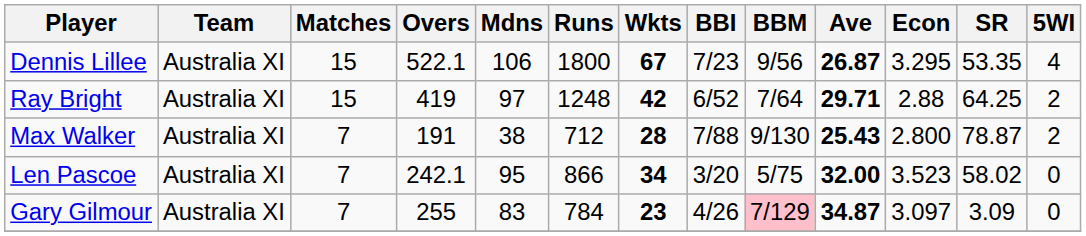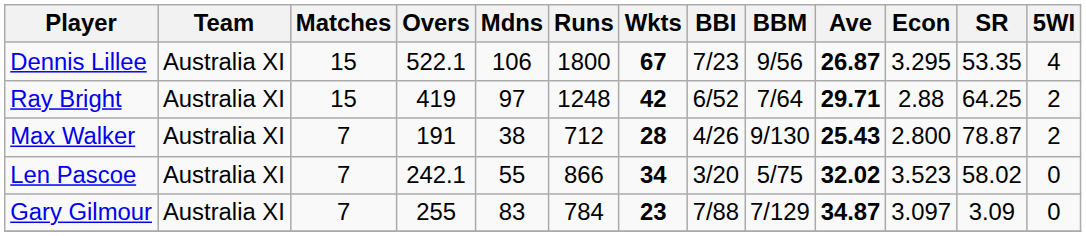(716, 136) 7/88 -> (716, 136) 4/26
(512, 174) 95 -> (512, 174) 55
(851, 174) 32.00 -> (851, 174) 32.02
(716, 212) 4/26 -> (716, 212) 7/88
(780, 212) pink background -> (780, 212) no background
